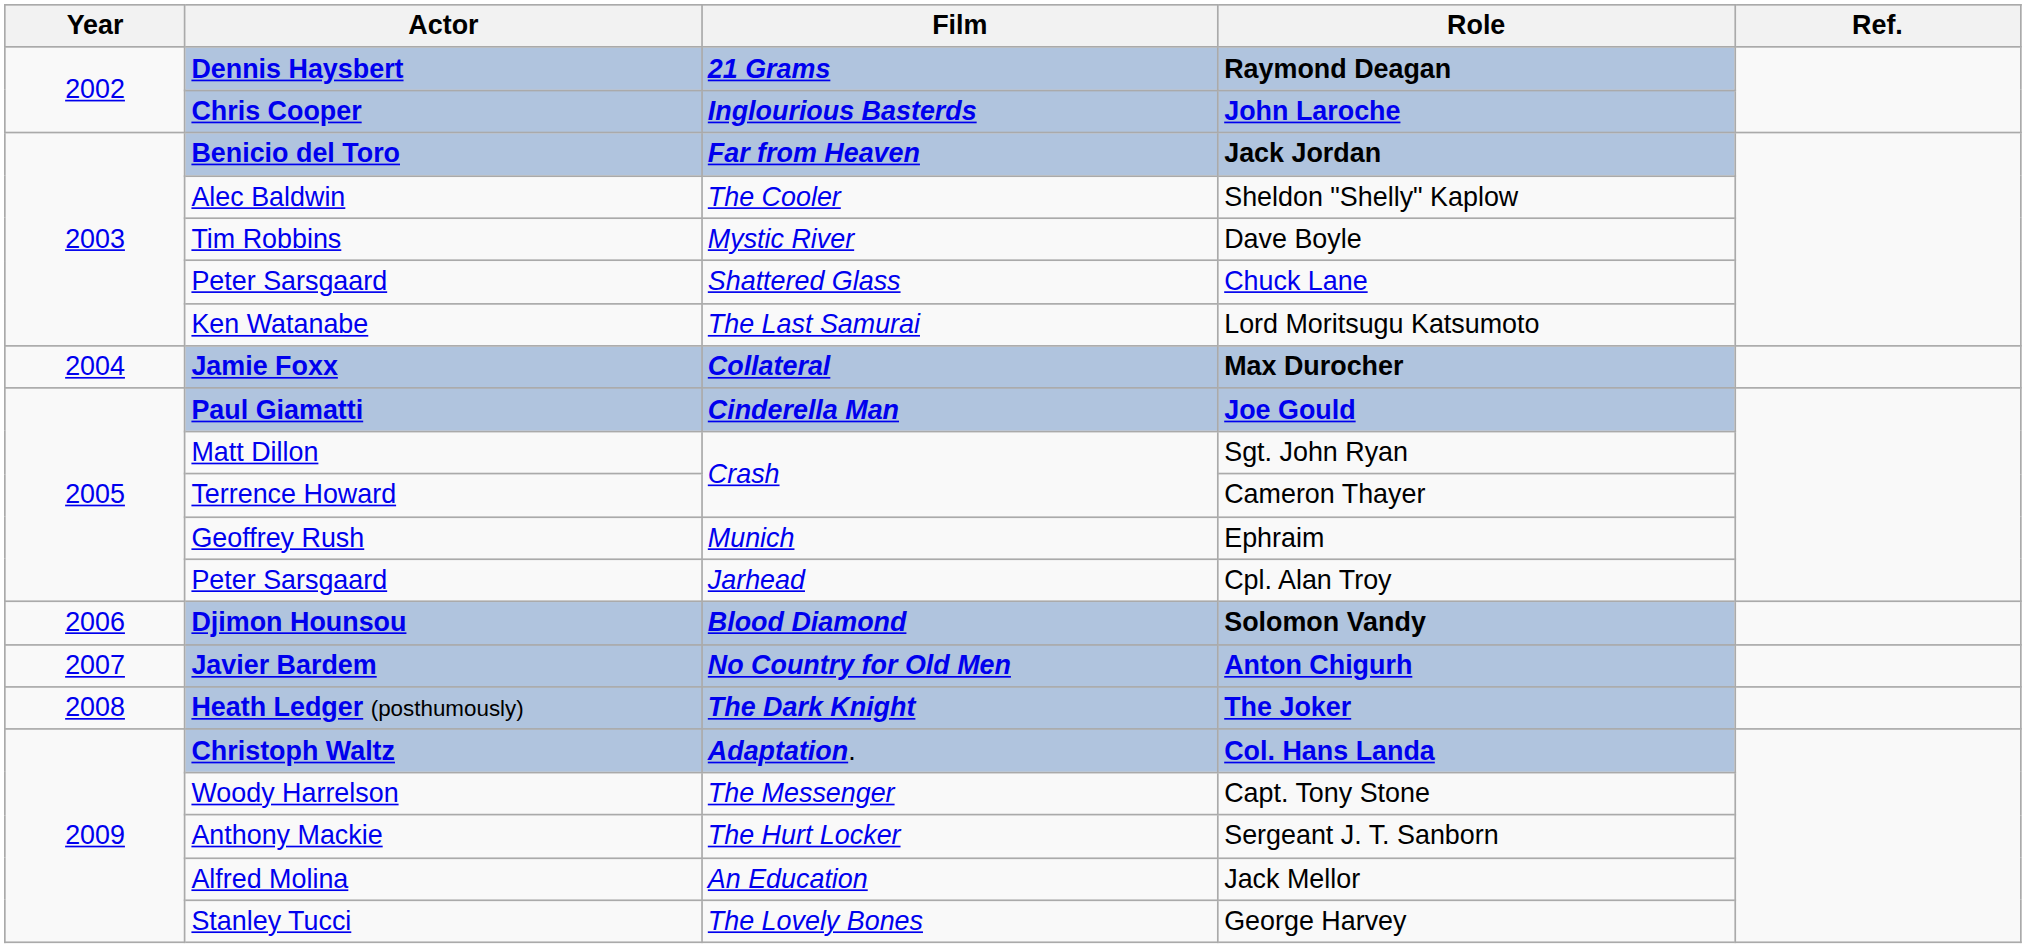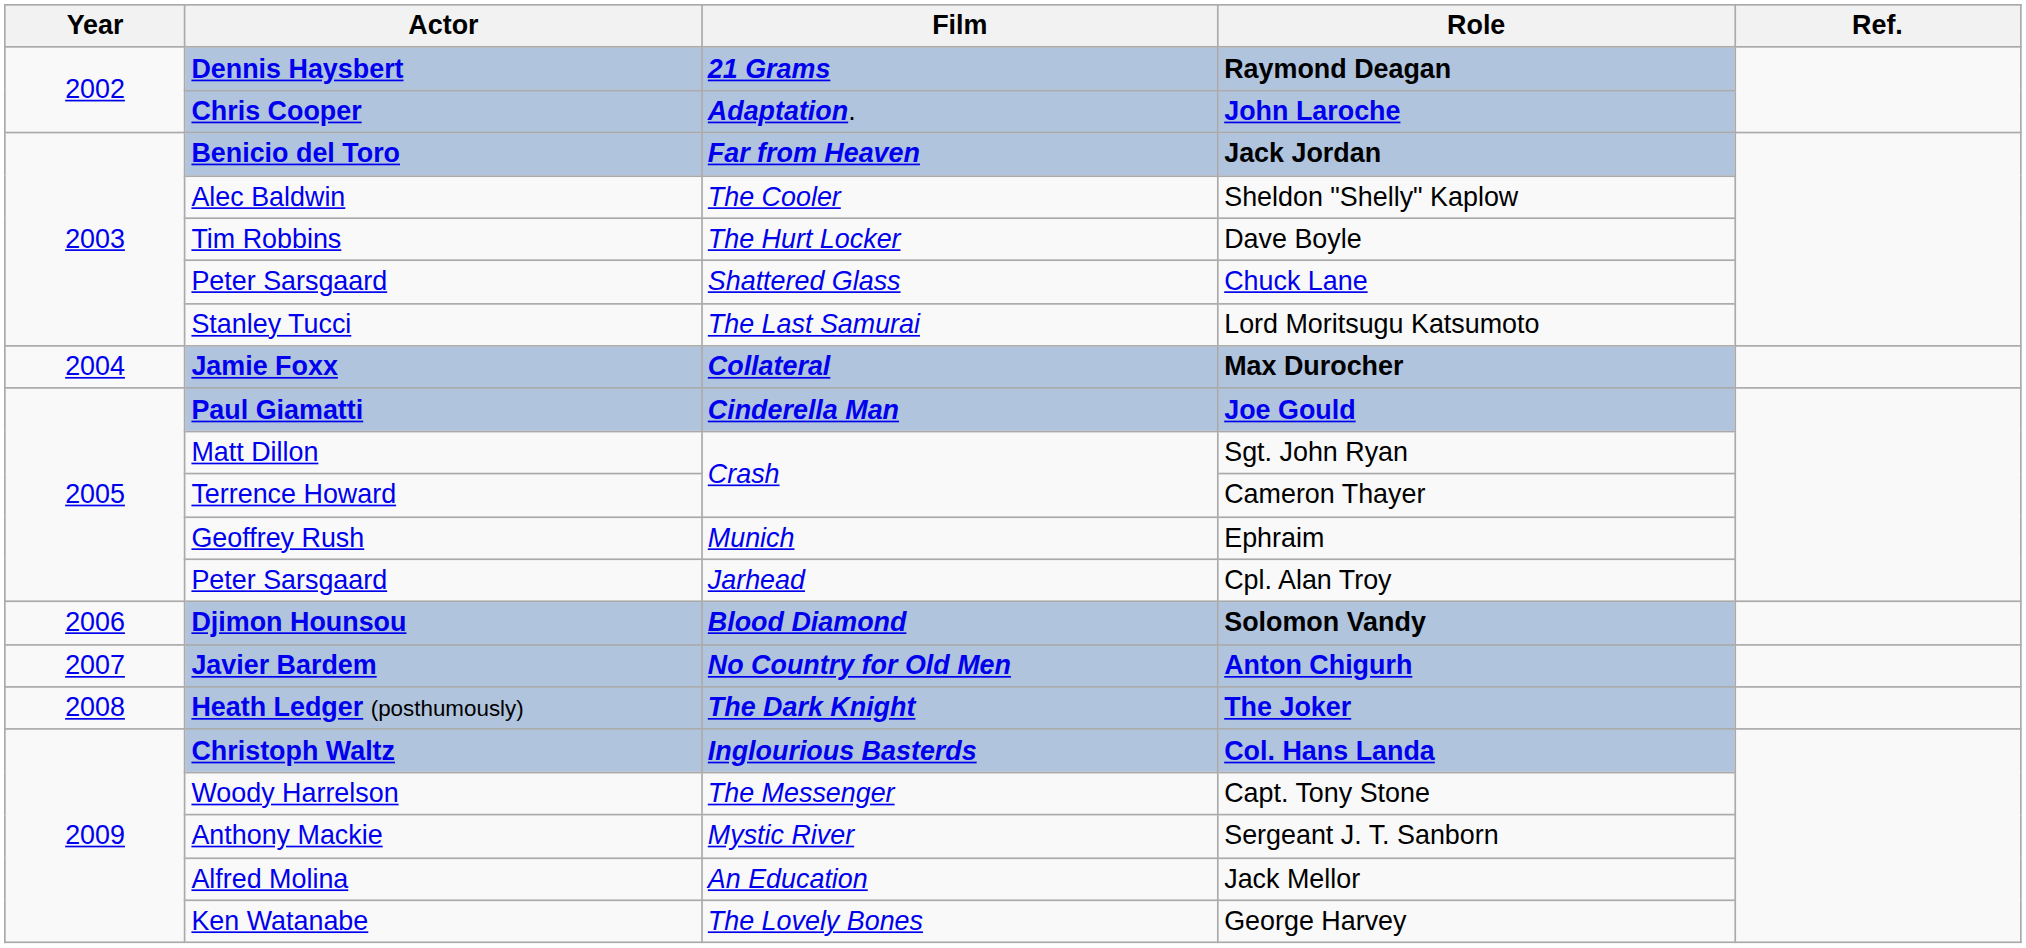(842, 111) Inglourious Basterds -> (782, 111) Adaptation.
(781, 238) Mystic River -> (804, 238) The Hurt Locker
(280, 324) Ken Watanabe -> (271, 324) Stanley Tucci
(782, 750) Adaptation. -> (842, 750) Inglourious Basterds
(804, 835) The Hurt Locker -> (781, 835) Mystic River
(271, 921) Stanley Tucci -> (280, 921) Ken Watanabe
